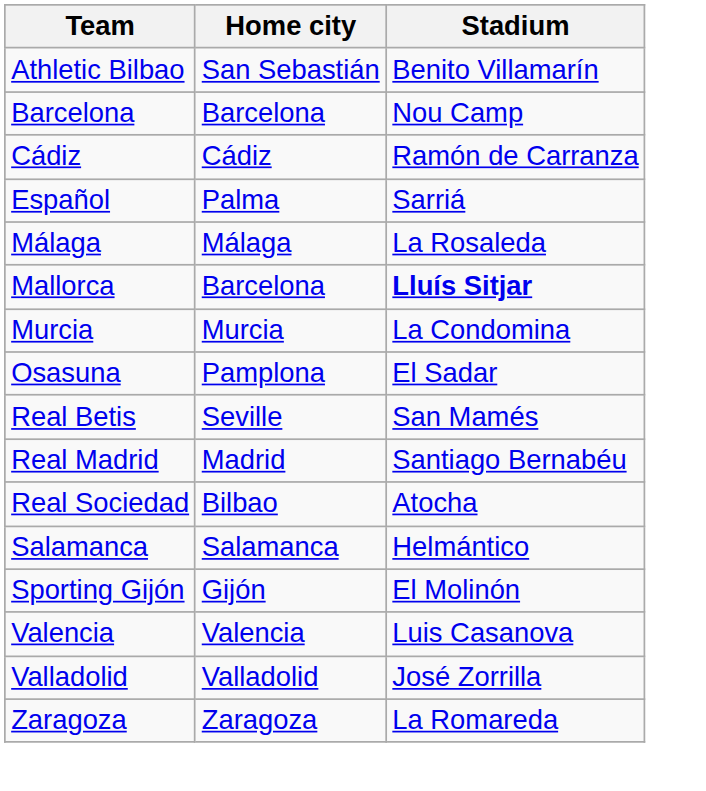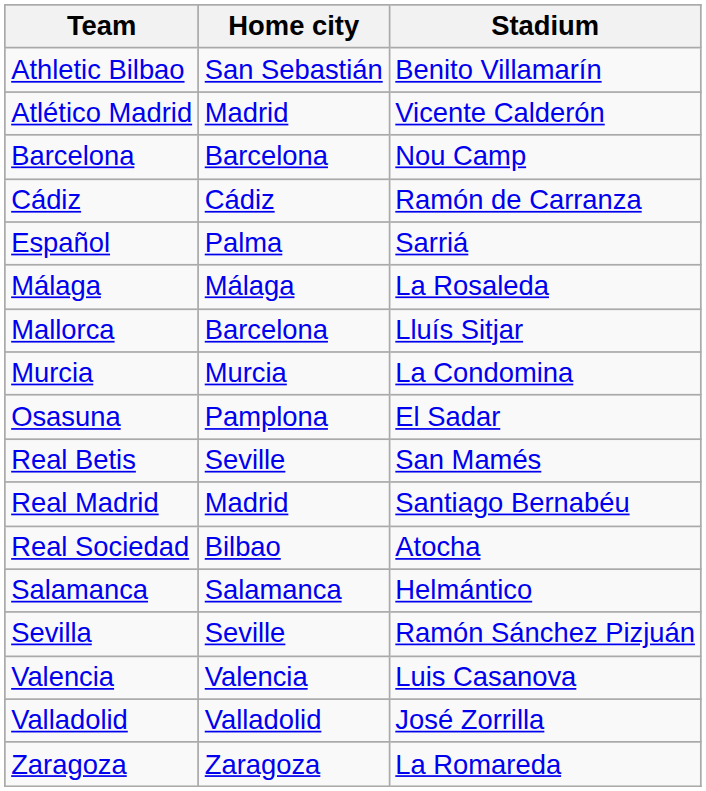+ row: (102, 112)
(462, 286) bold -> (459, 329) normal
+ row: (51, 633)
- row: (98, 590)
